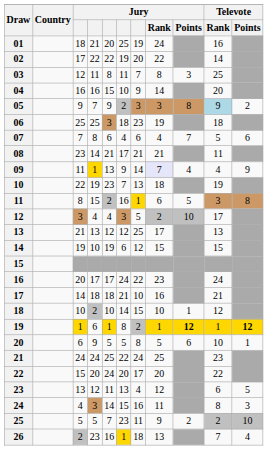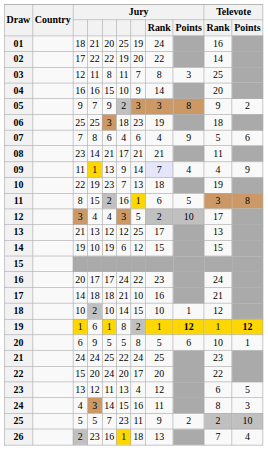(218, 106) lightblue background -> (218, 106) no background
(189, 138) 7 -> (189, 138) 9
